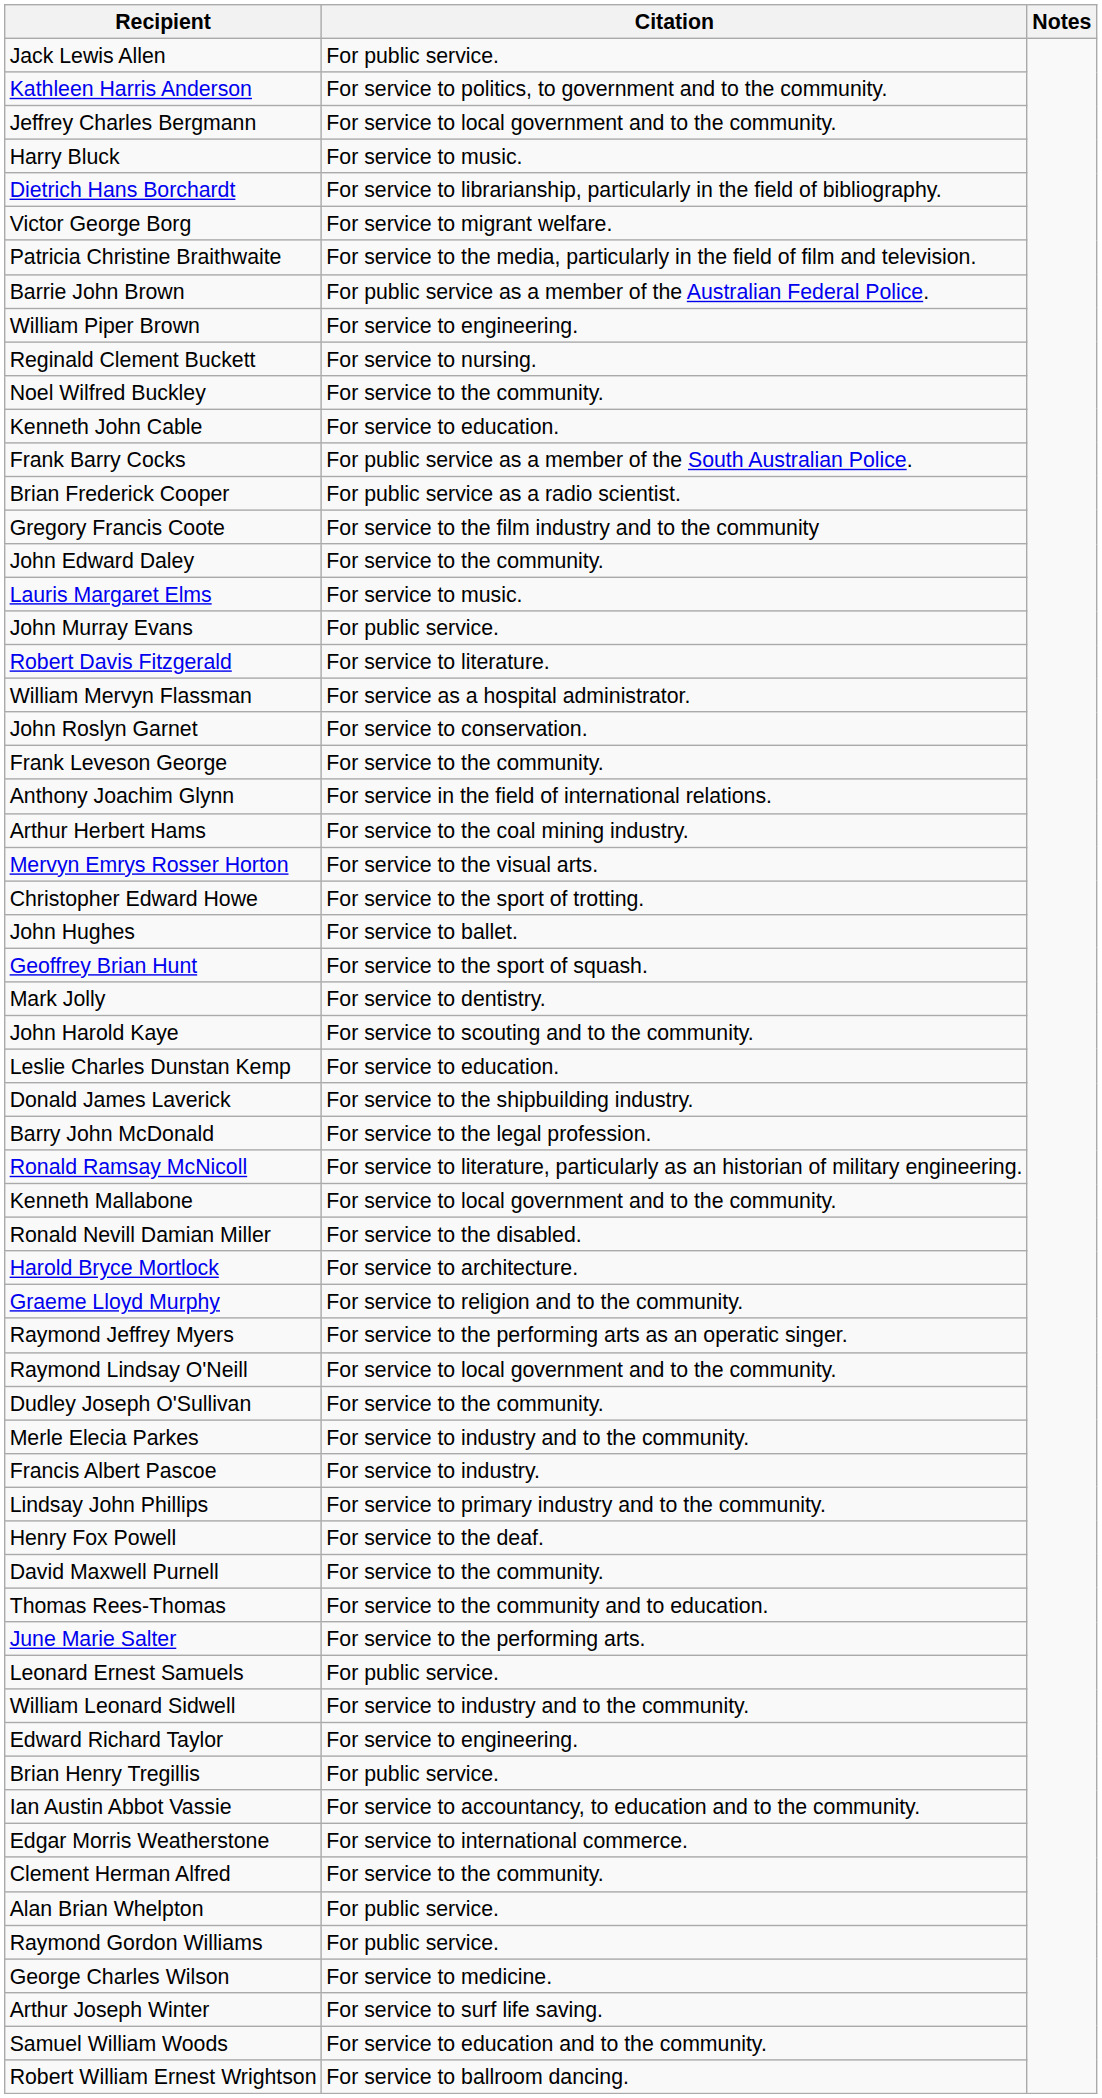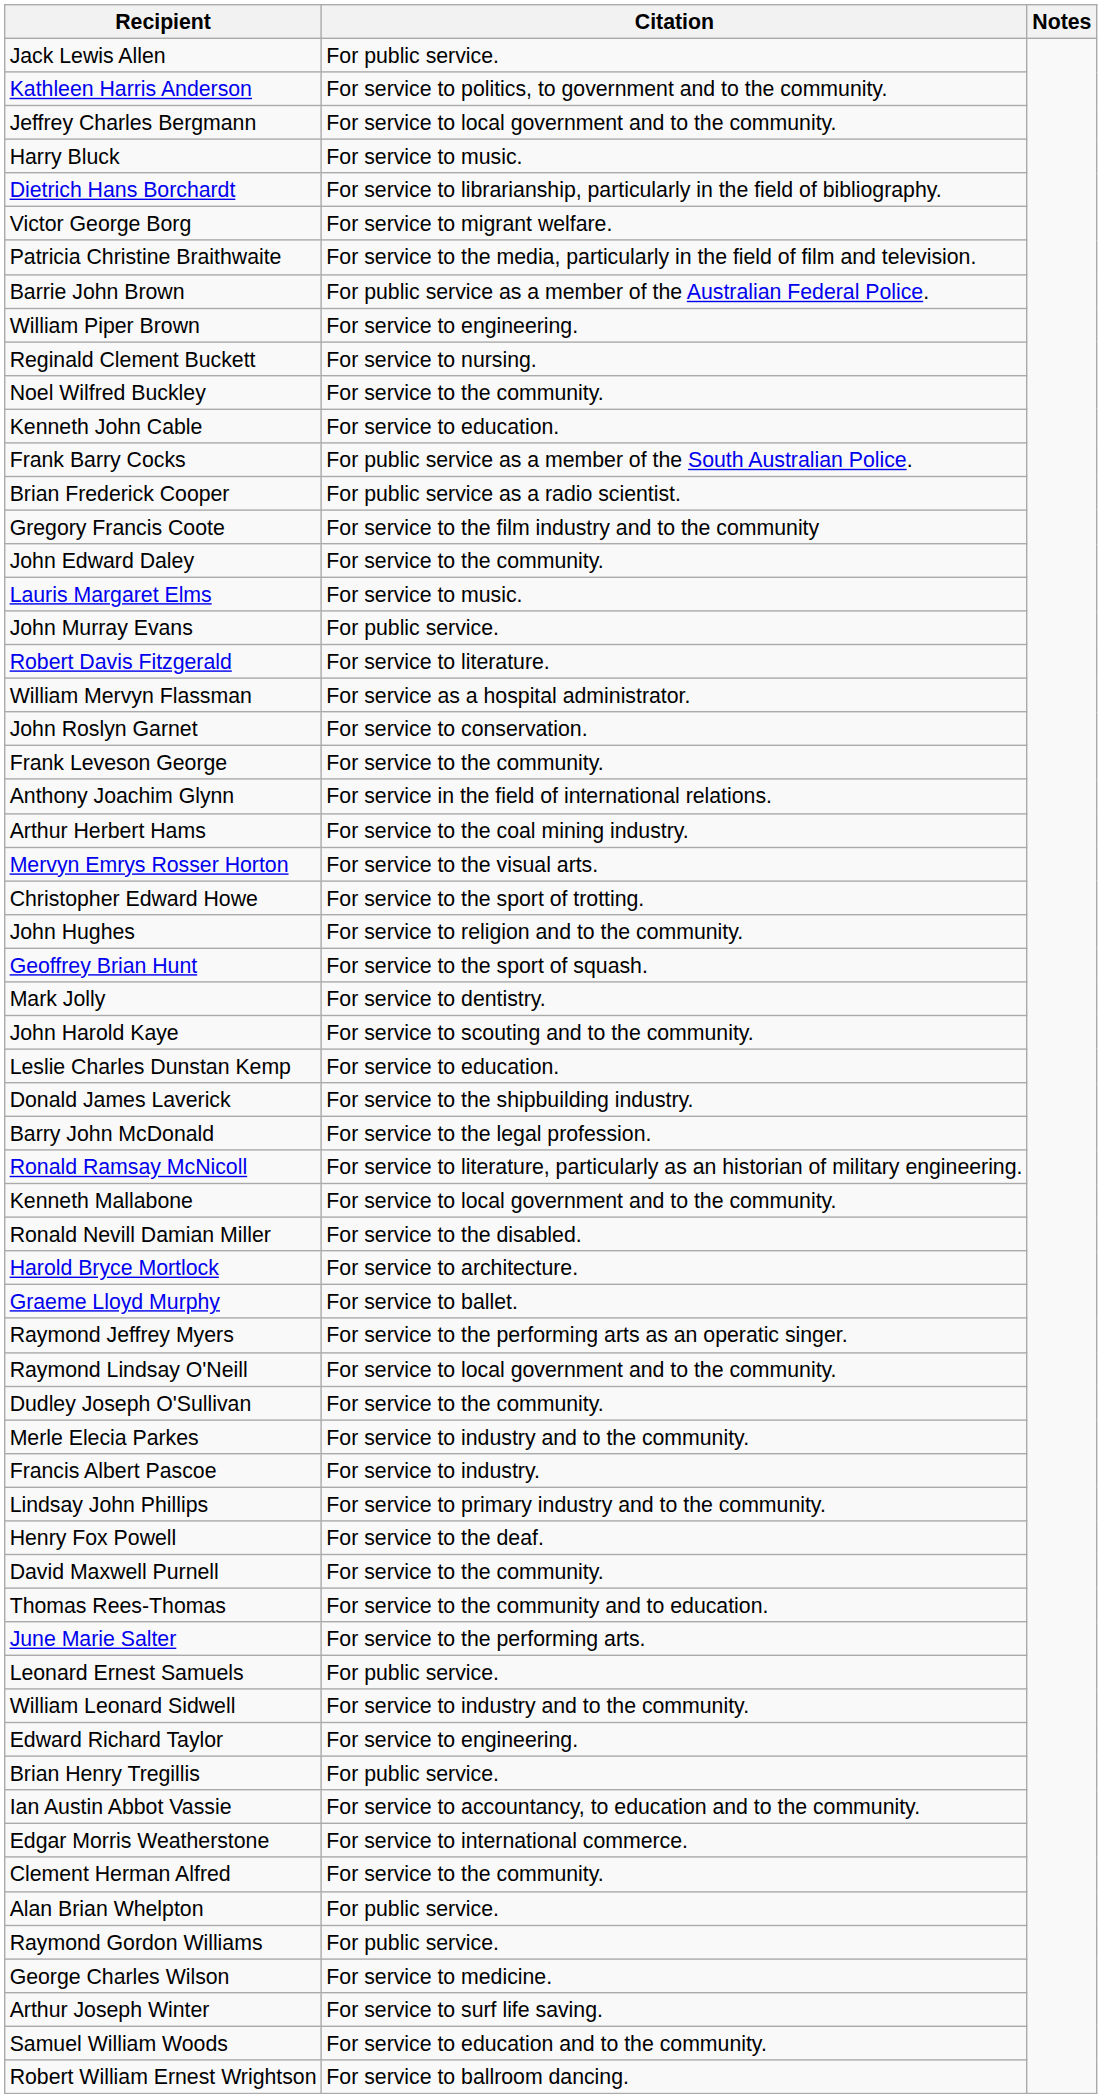(422, 931) For service to ballet. -> (535, 931) For service to religion and to the community.
(535, 1302) For service to religion and to the community. -> (422, 1302) For service to ballet.
